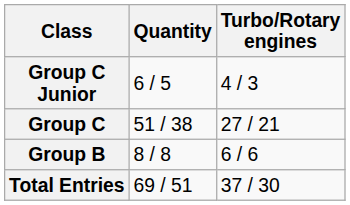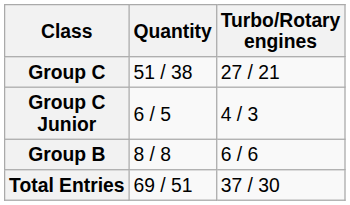rows swapped: (67, 124) <-> (67, 83)
